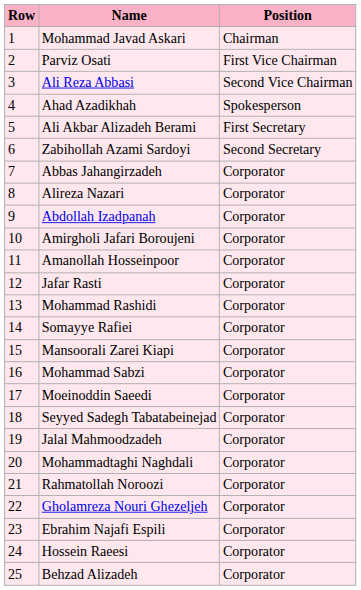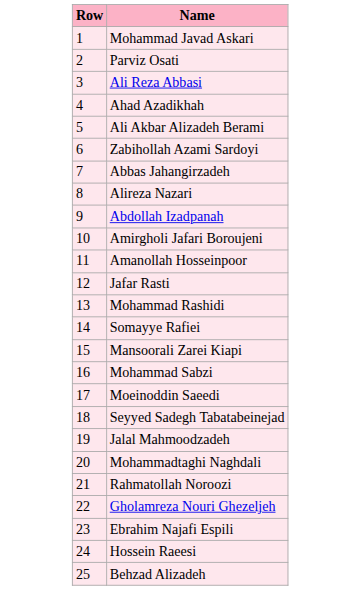- column: (288, 15)
